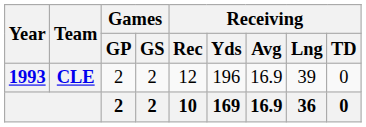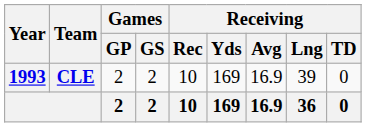(188, 77) 12 -> (188, 77) 10
(226, 77) 196 -> (226, 77) 169
